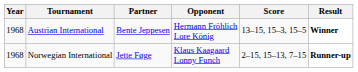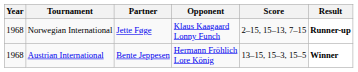rows swapped: (70, 55) <-> (66, 31)
